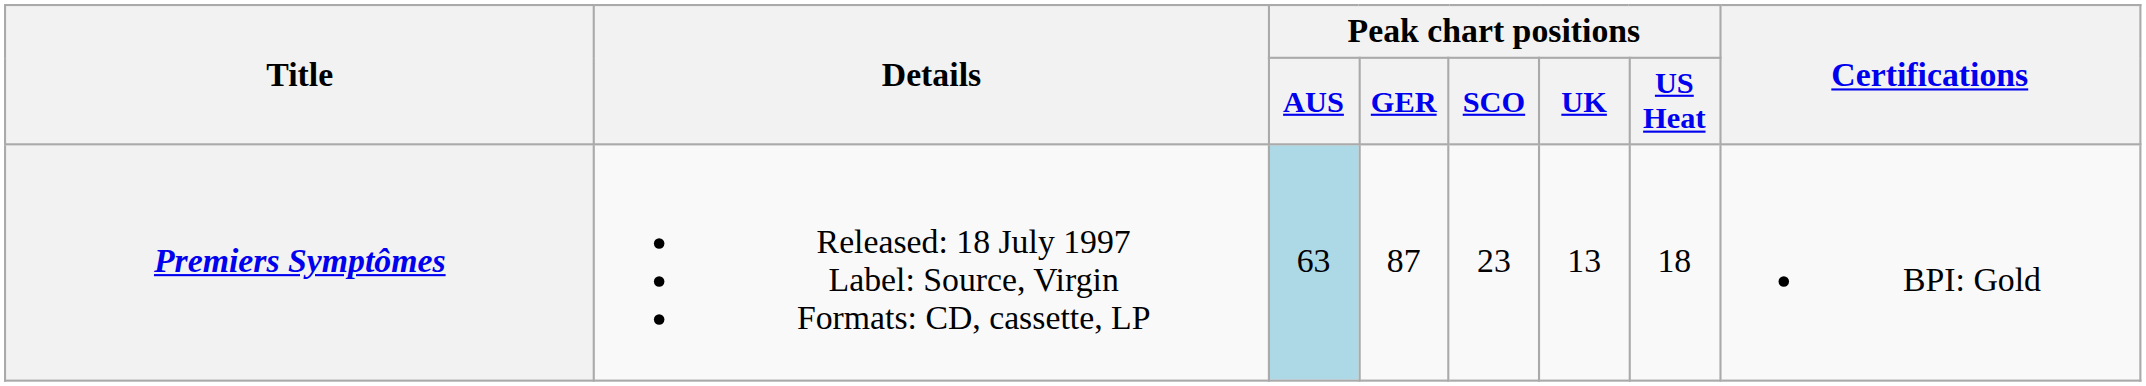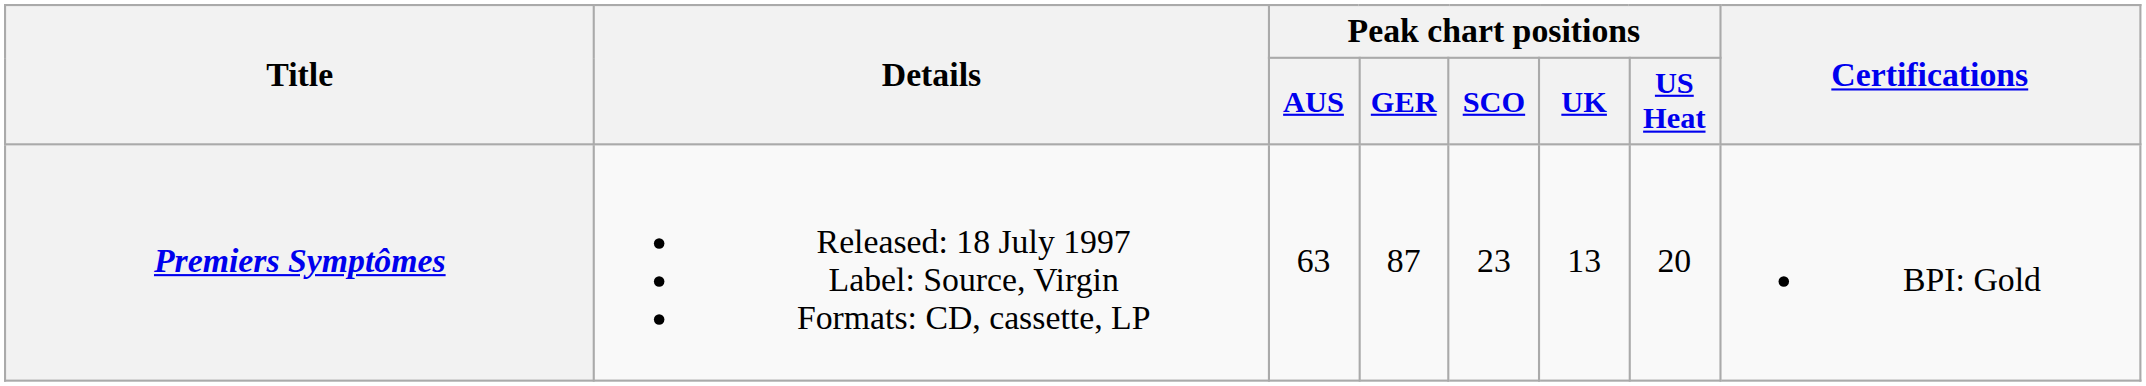(1314, 261) lightblue background -> (1314, 261) no background
(1674, 261) 18 -> (1674, 261) 20
